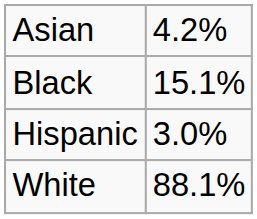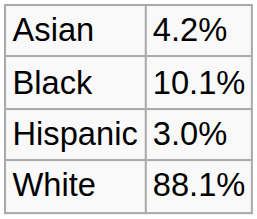(199, 82) 15.1% -> (199, 82) 10.1%
